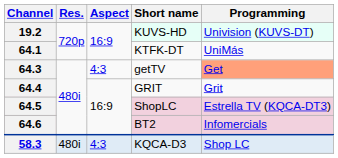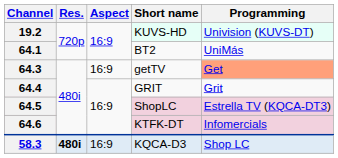(159, 50) KTFK-DT -> (145, 50) BT2
(98, 69) 4:3 -> (101, 69) 16:9
(145, 124) BT2 -> (159, 124) KTFK-DT
(70, 144) normal -> (70, 144) bold
(98, 144) 4:3 -> (101, 144) 16:9
